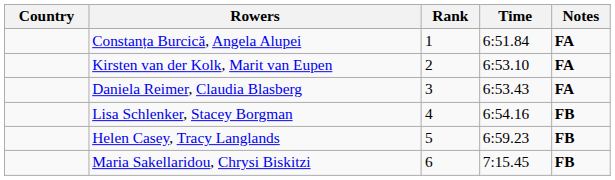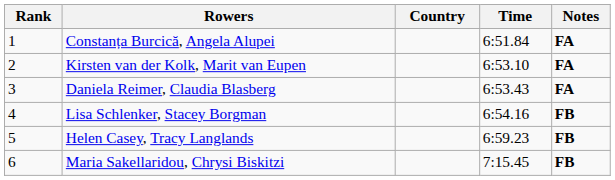columns swapped: (450, 16) <-> (47, 16)
